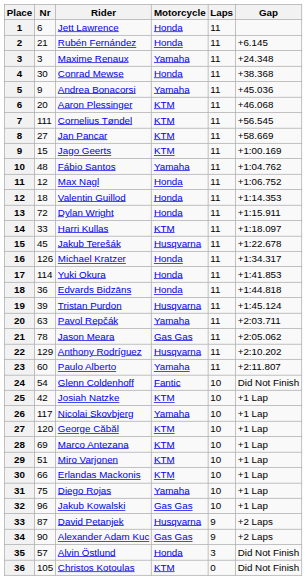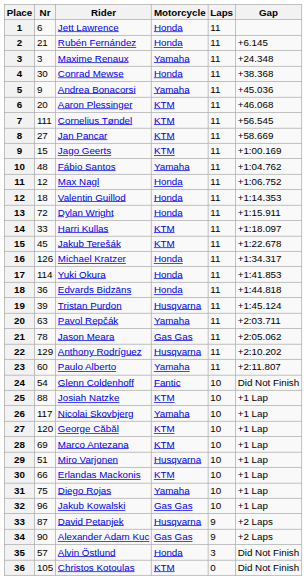(178, 243) Husqvarna -> (164, 243) KTM
(42, 398) 42 -> (42, 398) 88
(164, 459) KTM -> (178, 459) Husqvarna
